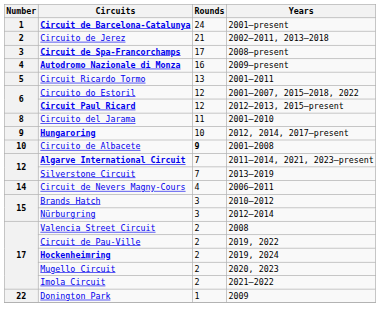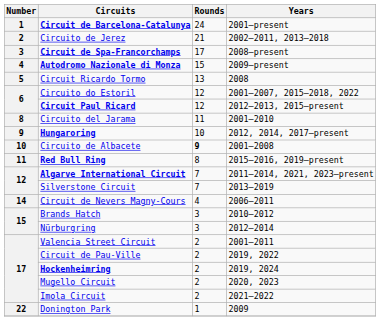(200, 65) 16 -> (200, 65) 15
(251, 79) 2001–2011 -> (239, 79) 2008
+ row: (73, 160)
(239, 228) 2008 -> (251, 242) 2001–2011
